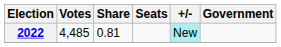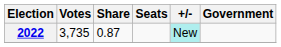(74, 33) 4,485 -> (74, 33) 3,735
(108, 33) 0.81 -> (108, 33) 0.87
